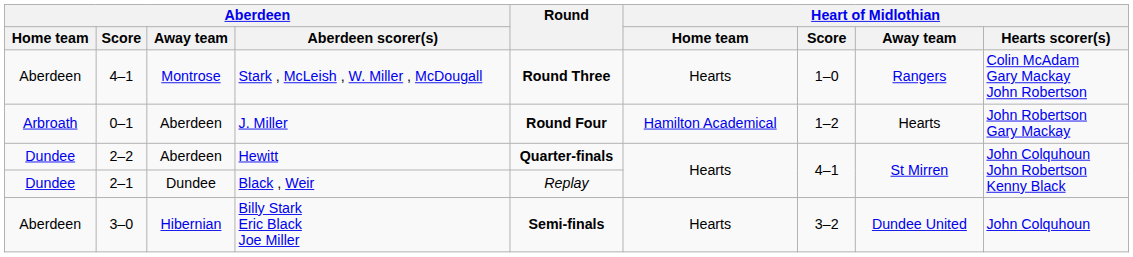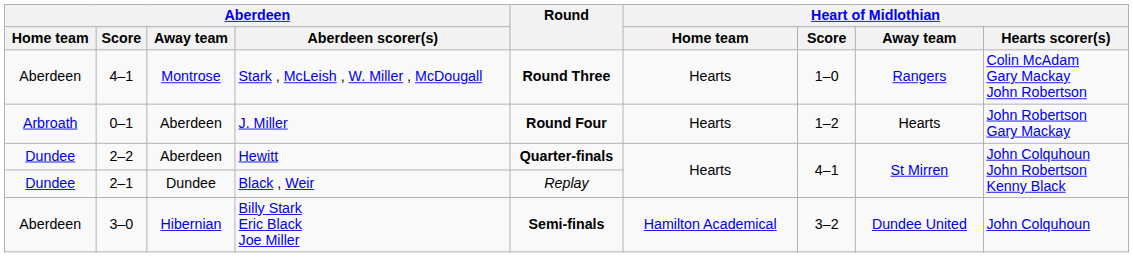(710, 123) Hamilton Academical -> (710, 123) Hearts
(710, 224) Hearts -> (710, 224) Hamilton Academical
